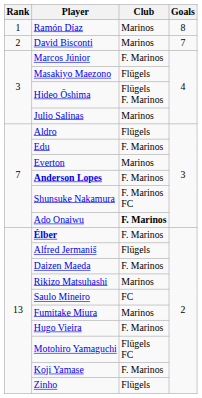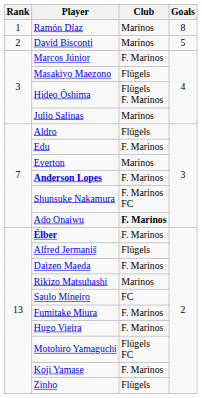(183, 43) 7 -> (183, 43) 5
(138, 312) Marinos -> (142, 312) F. Marinos
